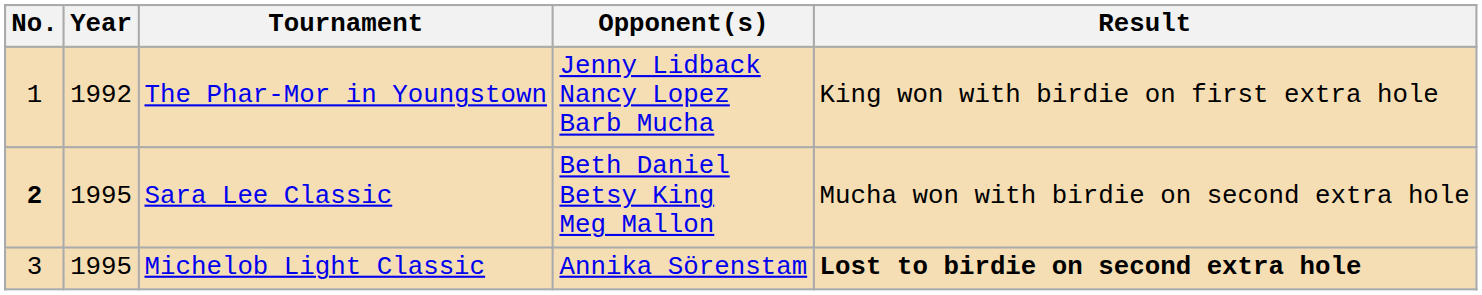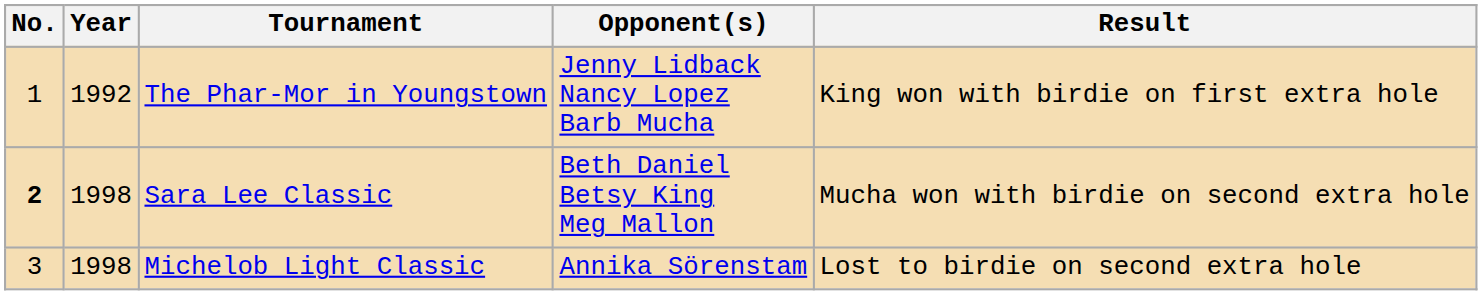(101, 197) 1995 -> (101, 197) 1998
(101, 268) 1995 -> (101, 268) 1998
(1091, 268) bold -> (1091, 268) normal
